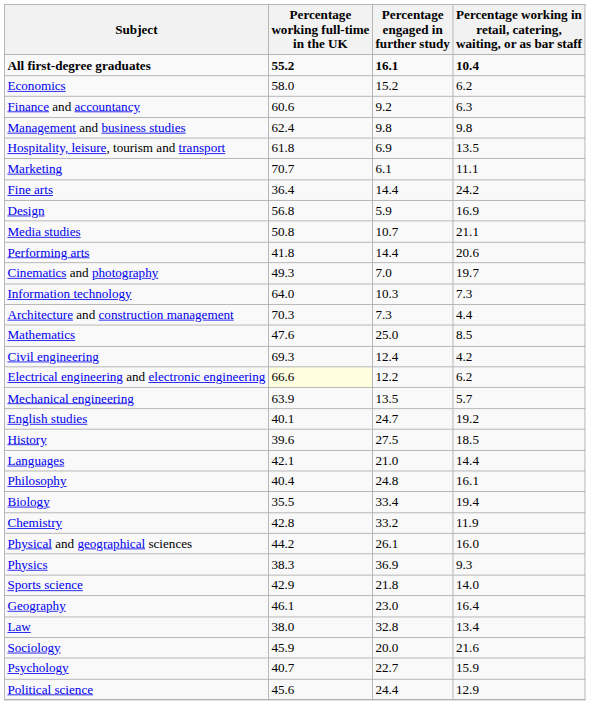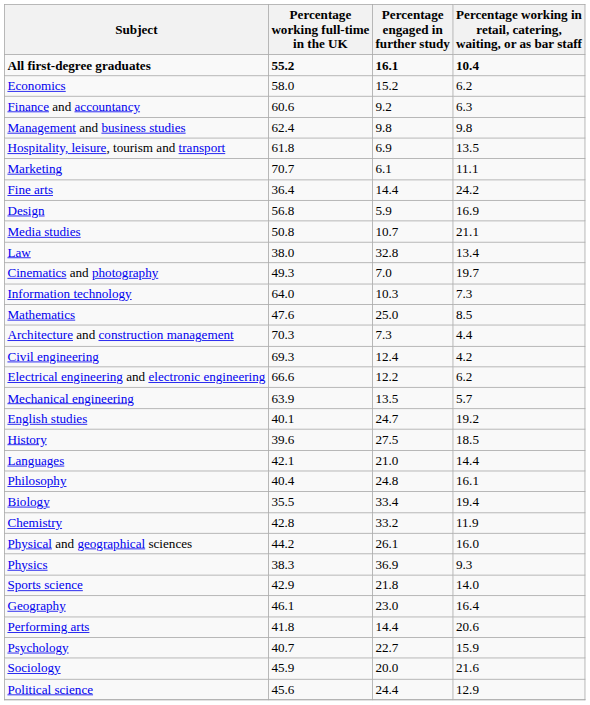rows swapped: (48, 252) <-> (19, 627)
rows swapped: (41, 335) <-> (121, 314)
(283, 377) lightyellow background -> (283, 377) no background
rows swapped: (38, 668) <-> (34, 647)
